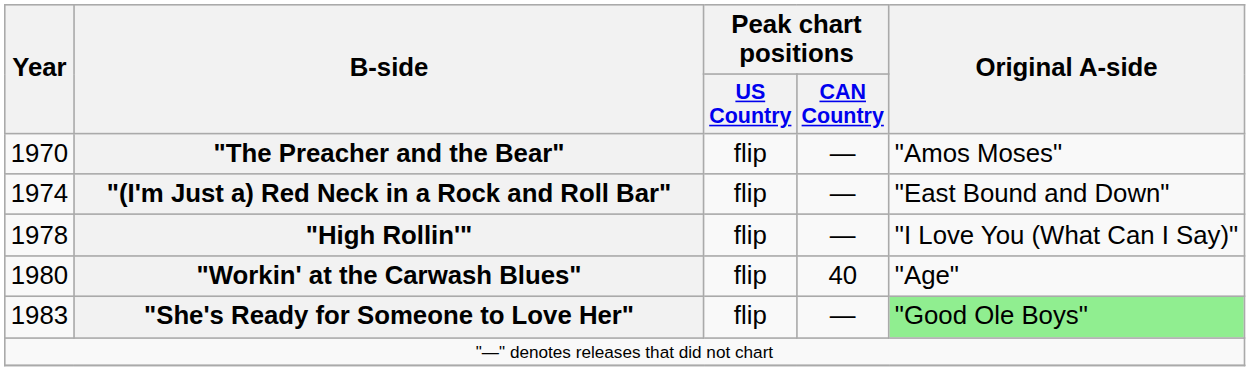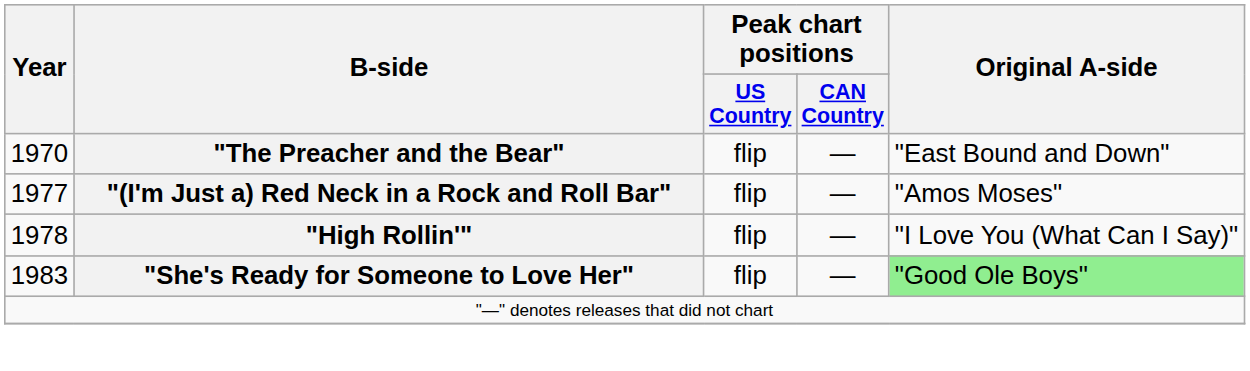(978, 153) "Amos Moses" -> (1032, 153) "East Bound and Down"
(39, 194) 1974 -> (39, 194) 1977
(1032, 194) "East Bound and Down" -> (978, 194) "Amos Moses"
- row: (389, 275)
